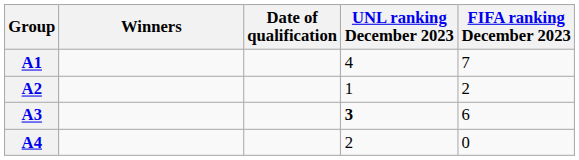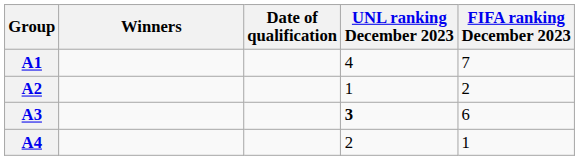(466, 141) 0 -> (466, 141) 1
